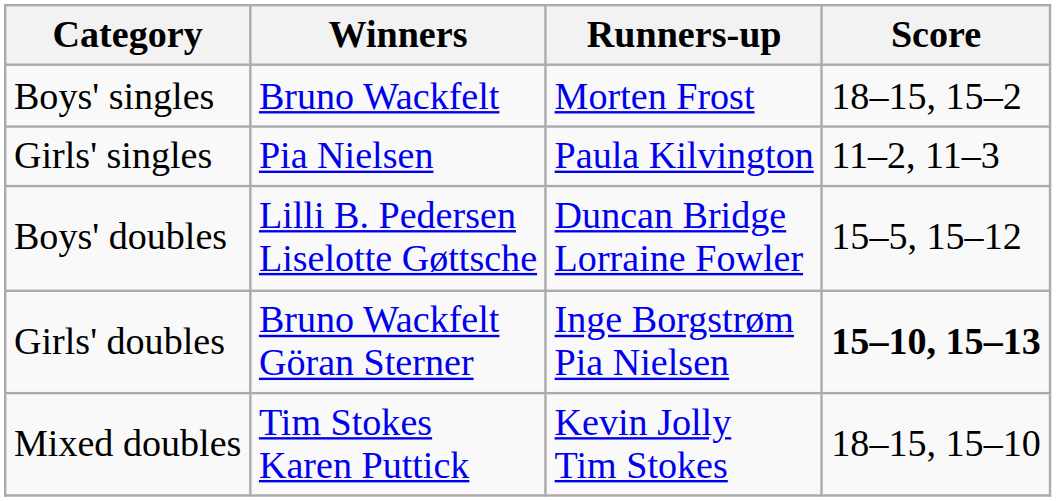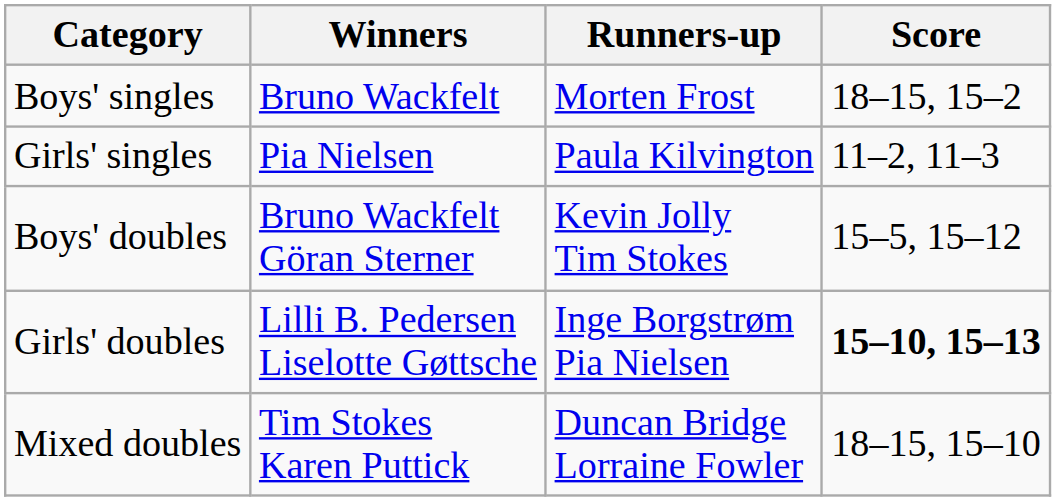(398, 237) Lilli B. Pedersen Liselotte Gøttsche -> (379, 237) Bruno Wackfelt Göran Sterner
(679, 237) Duncan Bridge Lorraine Fowler -> (643, 237) Kevin Jolly Tim Stokes
(379, 340) Bruno Wackfelt Göran Sterner -> (398, 340) Lilli B. Pedersen Liselotte Gøttsche
(643, 443) Kevin Jolly Tim Stokes -> (679, 443) Duncan Bridge Lorraine Fowler
